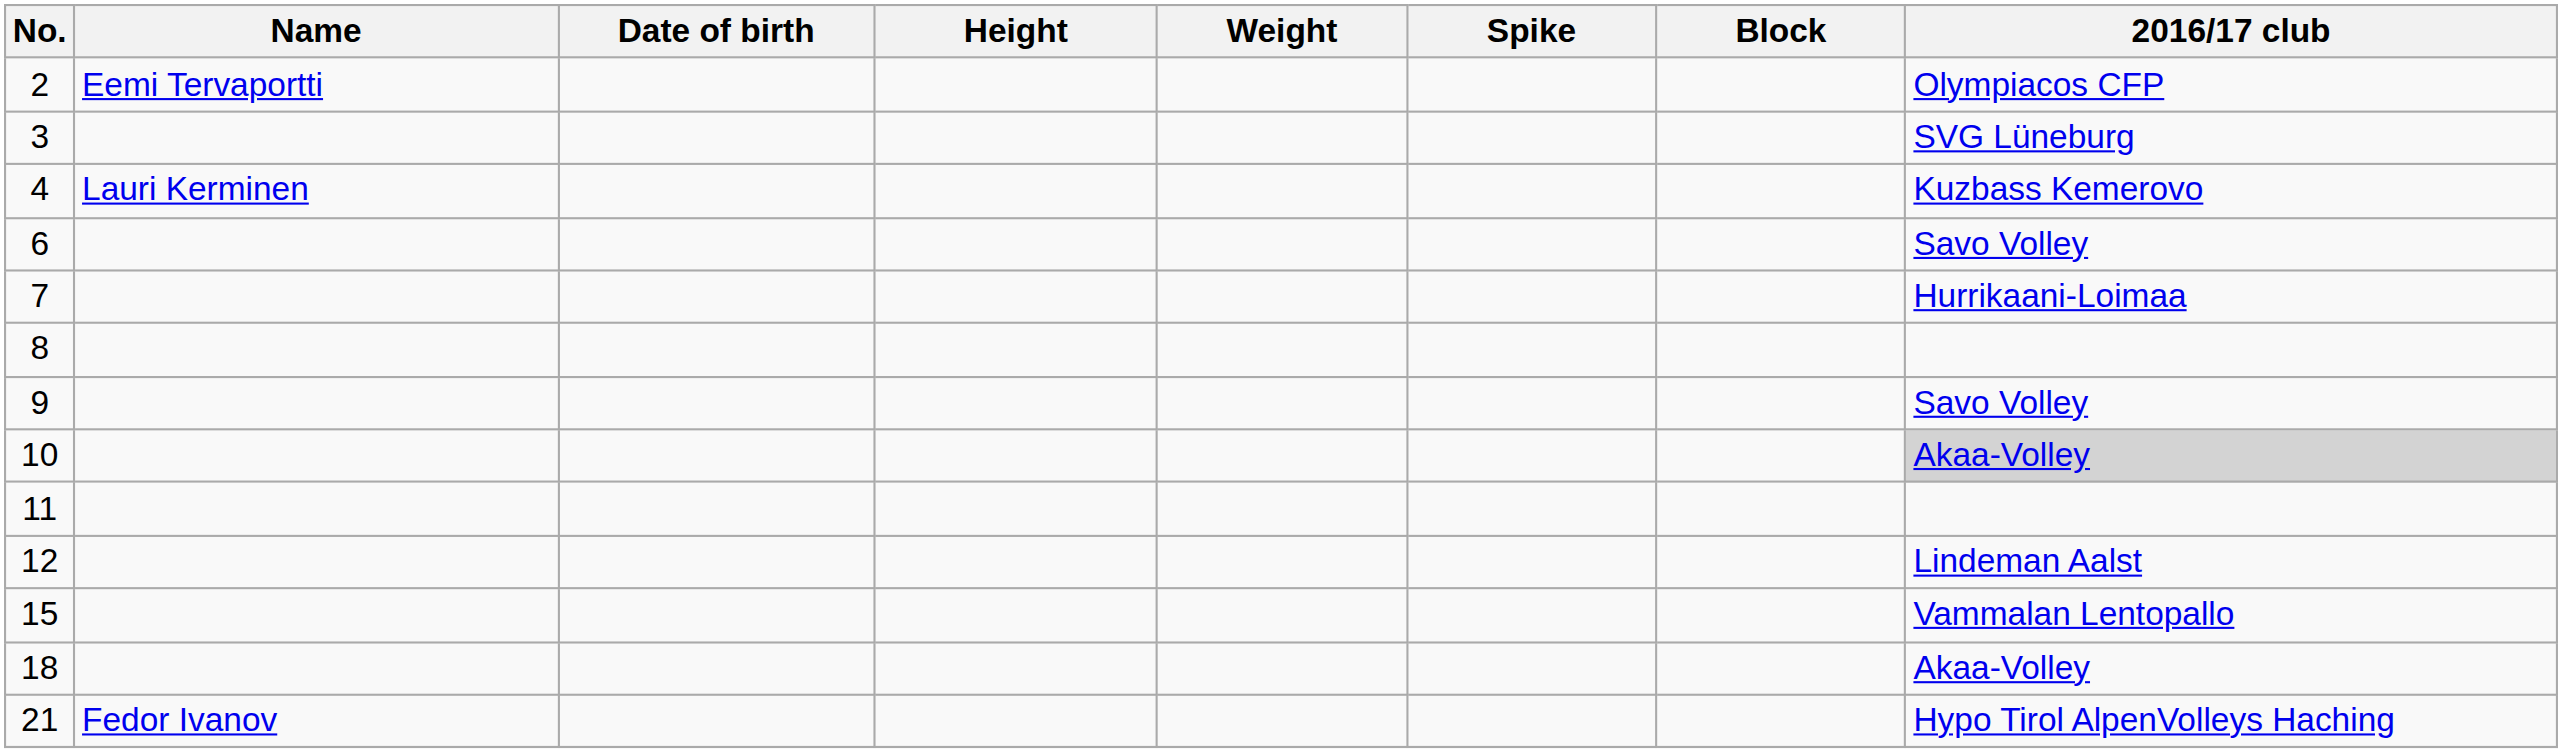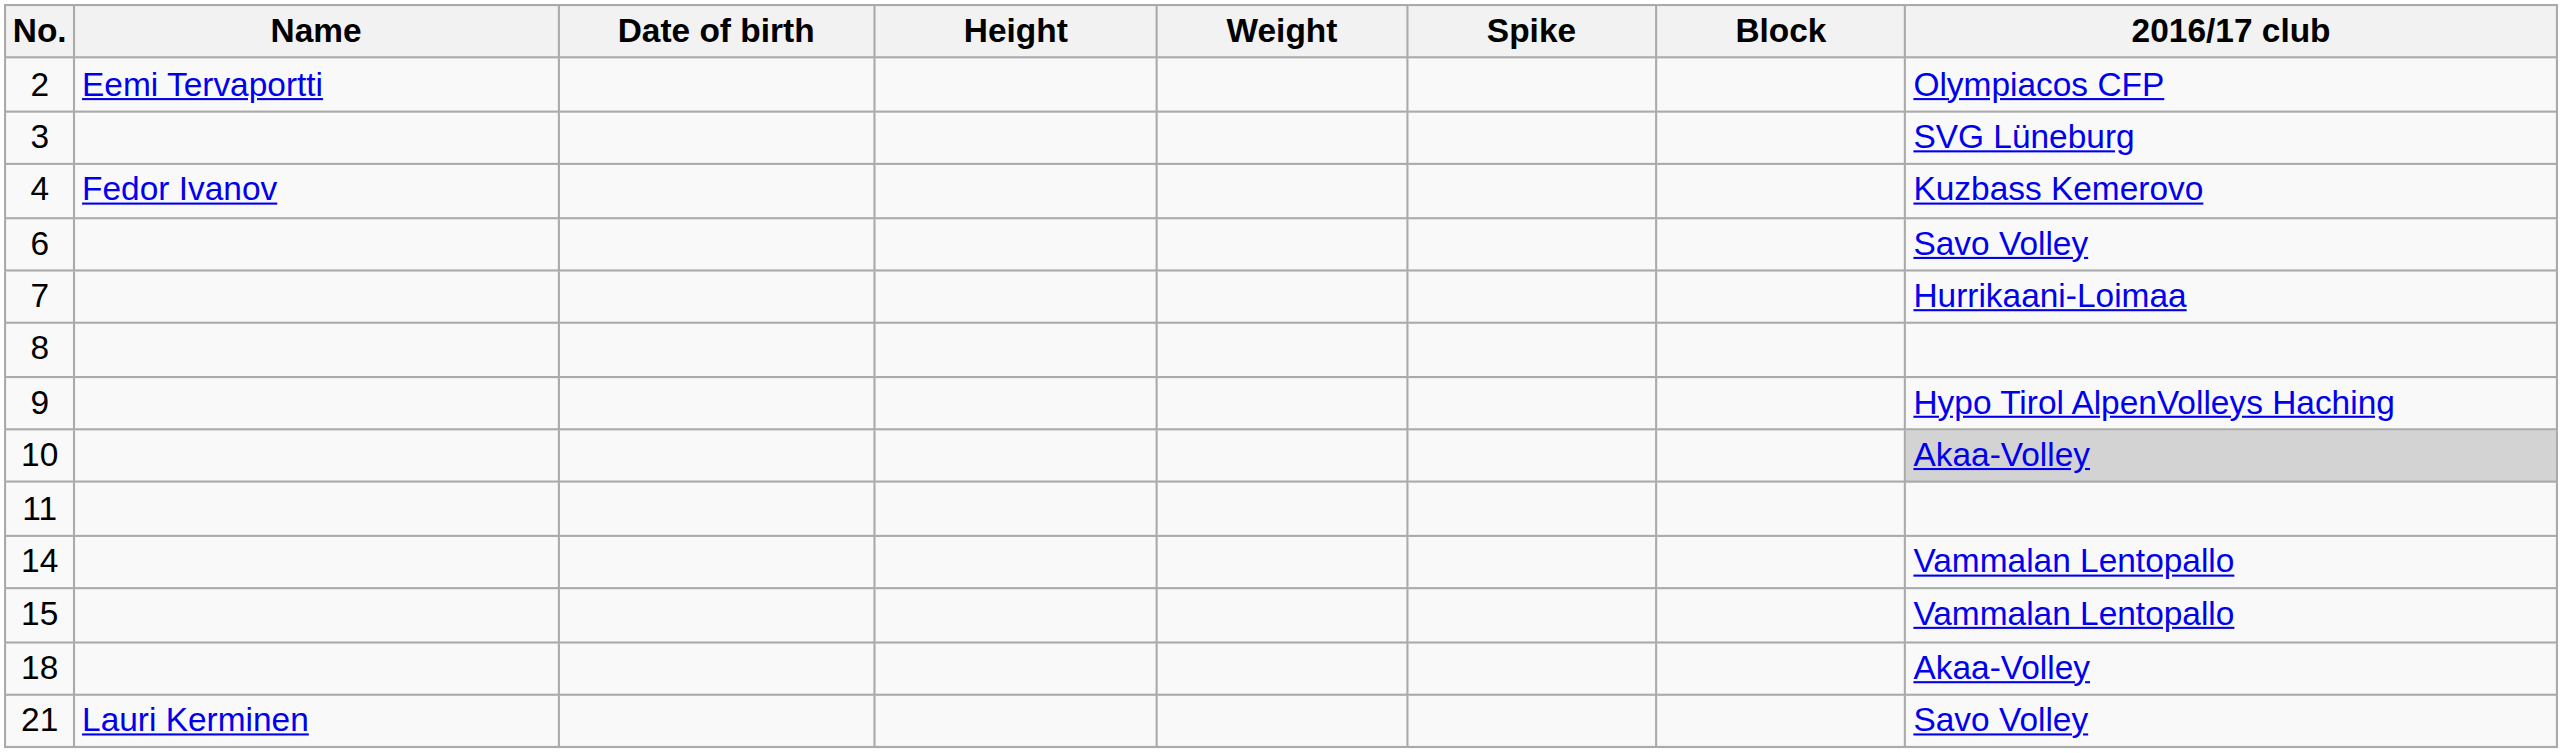(195, 190) Lauri Kerminen -> (180, 190) Fedor Ivanov
(2001, 402) Savo Volley -> (2154, 402) Hypo Tirol AlpenVolleys Haching
- row: (40, 561)
+ row: (40, 561)
(180, 720) Fedor Ivanov -> (195, 720) Lauri Kerminen
(2154, 720) Hypo Tirol AlpenVolleys Haching -> (2001, 720) Savo Volley
